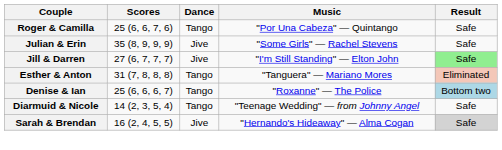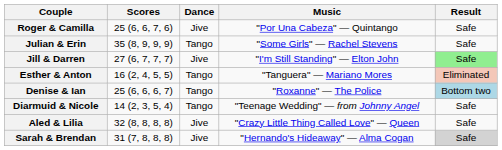(199, 28) Tango -> (199, 28) Jive
(199, 43) Jive -> (199, 43) Tango
(143, 75) 31 (7, 8, 8, 8) -> (143, 75) 16 (2, 4, 5, 5)
+ row: (56, 122)
(143, 122) 16 (2, 4, 5, 5) -> (143, 138) 31 (7, 8, 8, 8)
